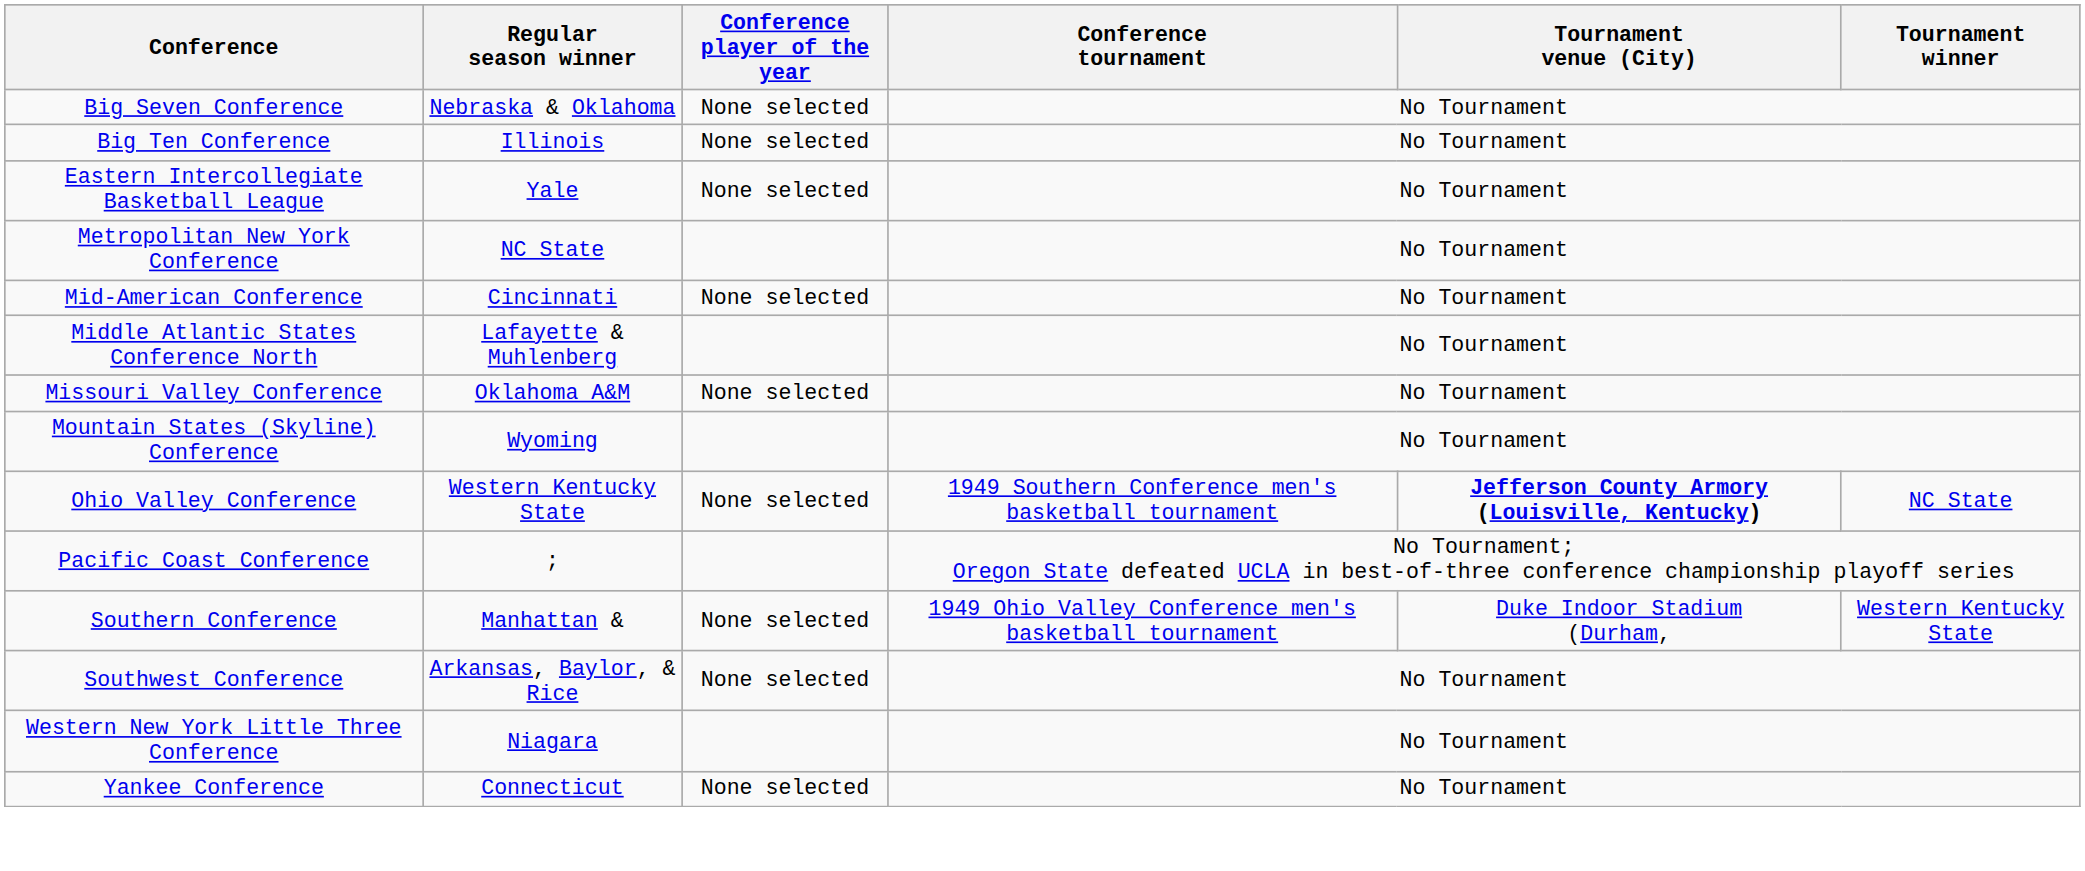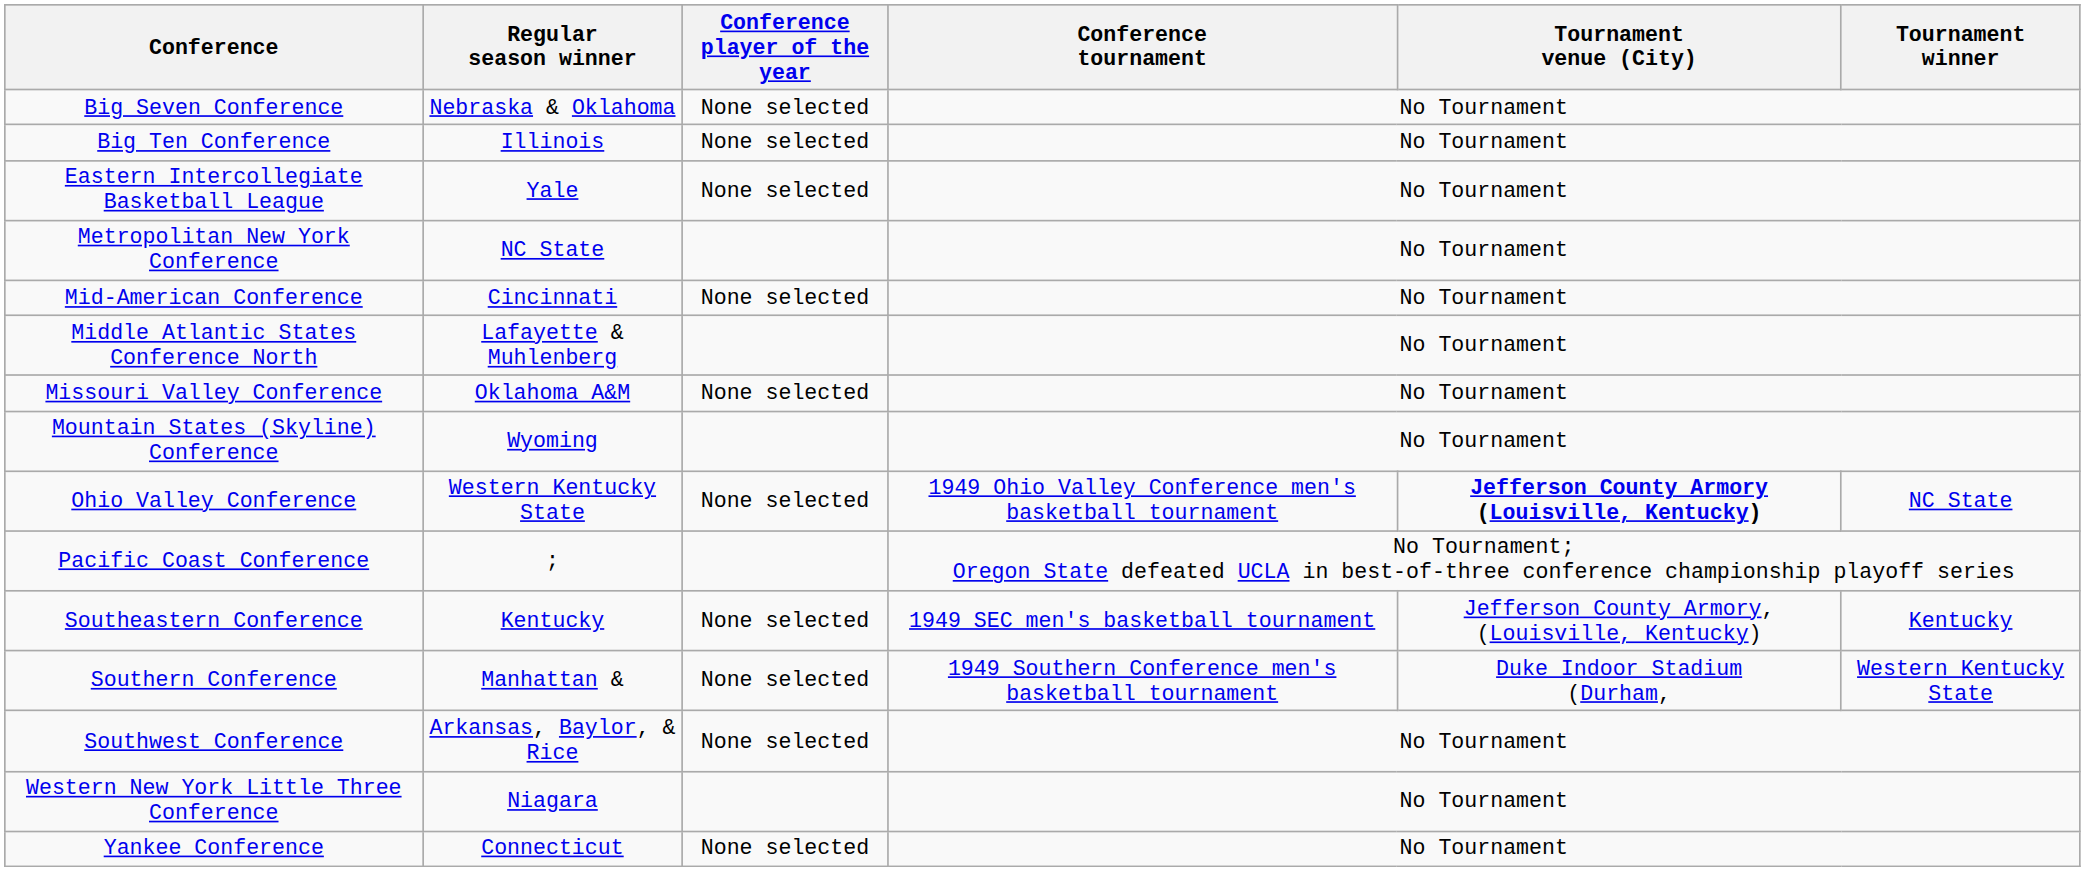(1142, 501) 1949 Southern Conference men's basketball tournament -> (1142, 501) 1949 Ohio Valley Conference men's basketball tournament
+ row: (214, 621)
(1142, 621) 1949 Ohio Valley Conference men's basketball tournament -> (1142, 681) 1949 Southern Conference men's basketball tournament
